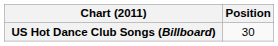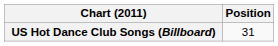(248, 31) 30 -> (248, 31) 31
